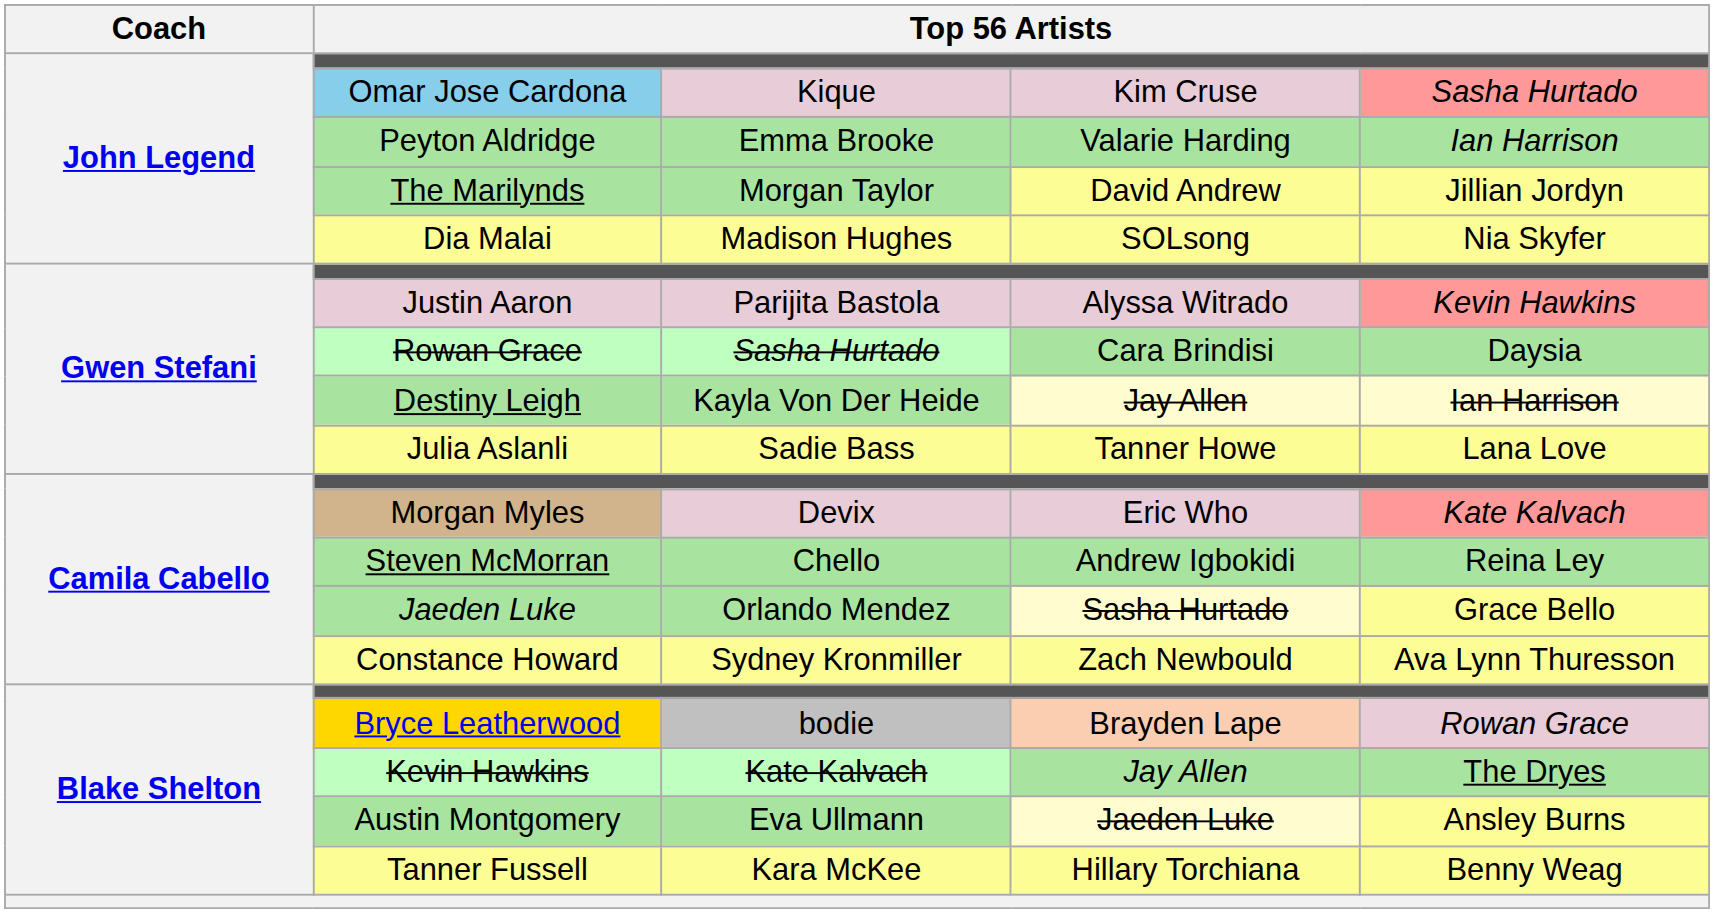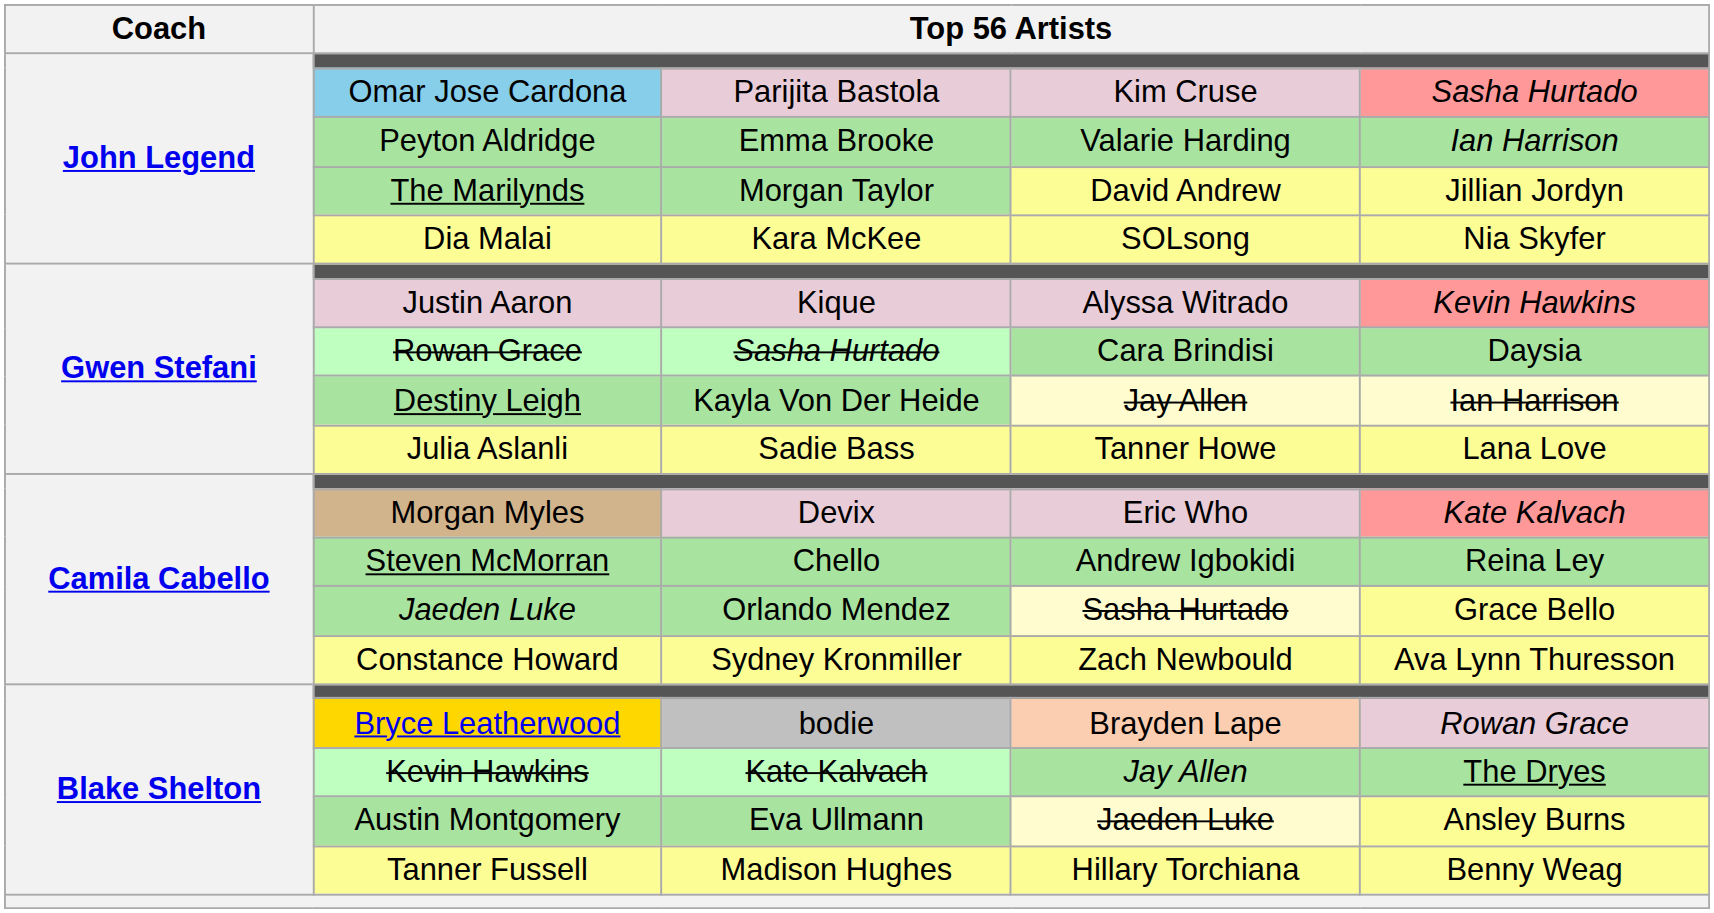(836, 92) Kique -> (836, 92) Parijita Bastola
(836, 239) Madison Hughes -> (836, 239) Kara McKee
(836, 302) Parijita Bastola -> (836, 302) Kique
(836, 869) Kara McKee -> (836, 869) Madison Hughes
